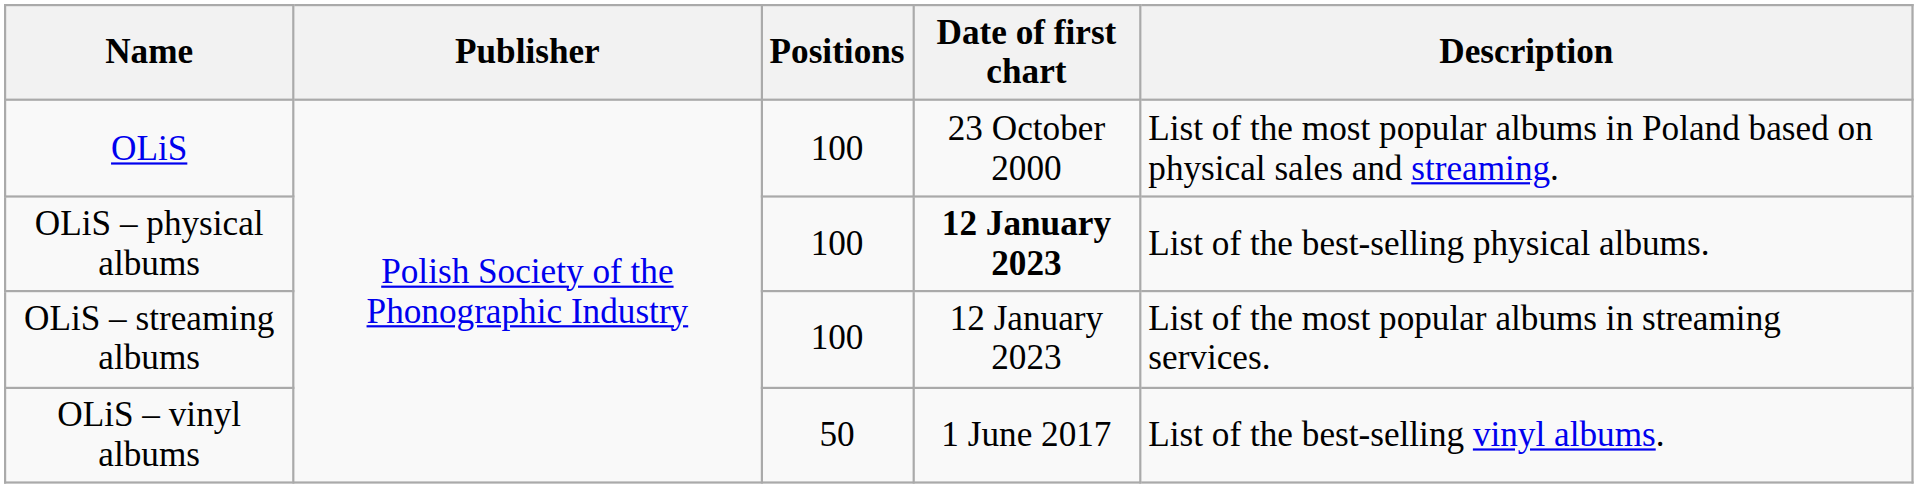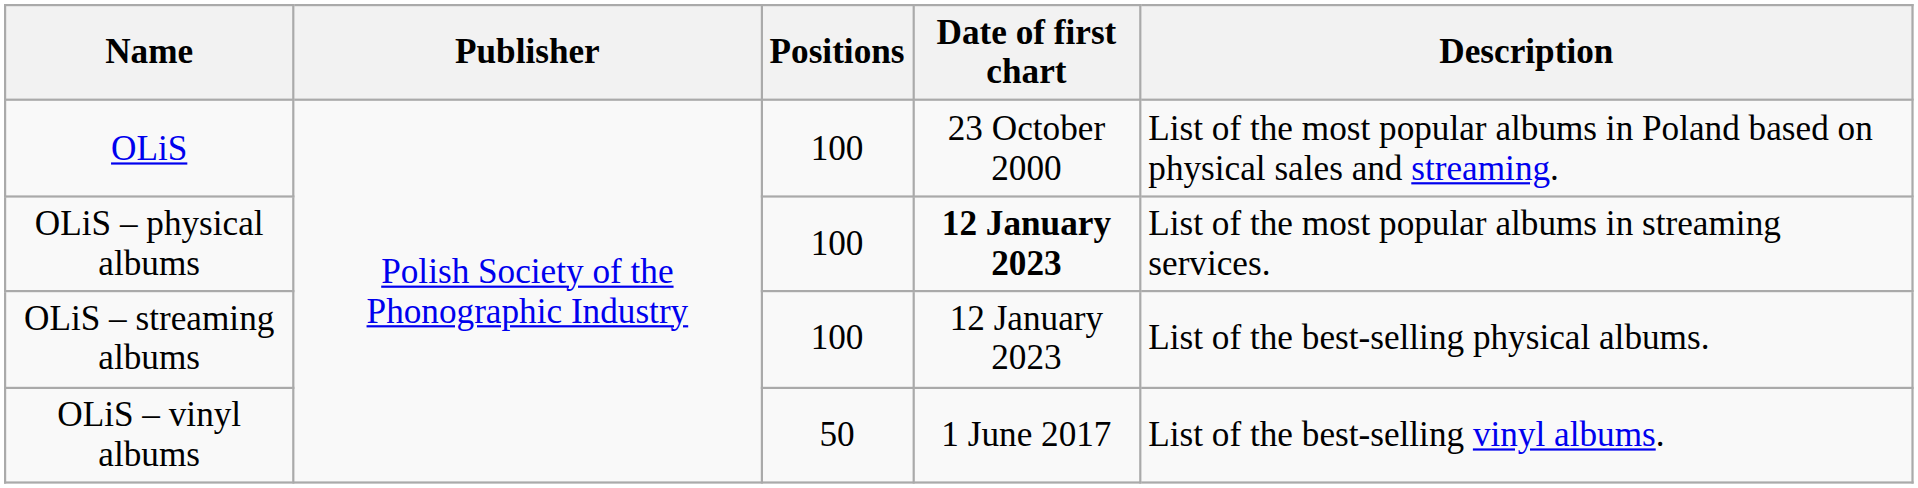(1429, 243) List of the best-selling physical albums. -> (1465, 243) List of the most popular albums in streaming services.
(1465, 338) List of the most popular albums in streaming services. -> (1429, 338) List of the best-selling physical albums.
